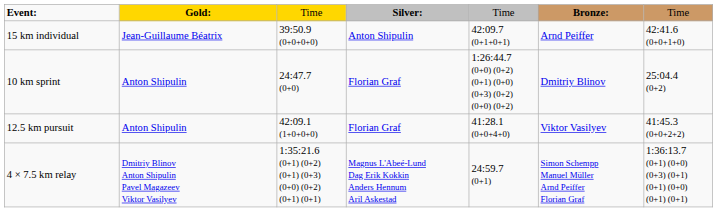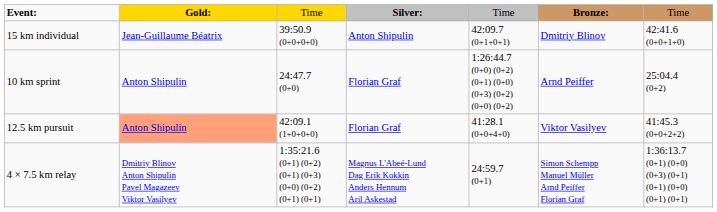(567, 35) Arnd Peiffer -> (573, 35) Dmitriy Blinov
(573, 82) Dmitriy Blinov -> (567, 82) Arnd Peiffer
(154, 128) no background -> (154, 128) lightsalmon background
